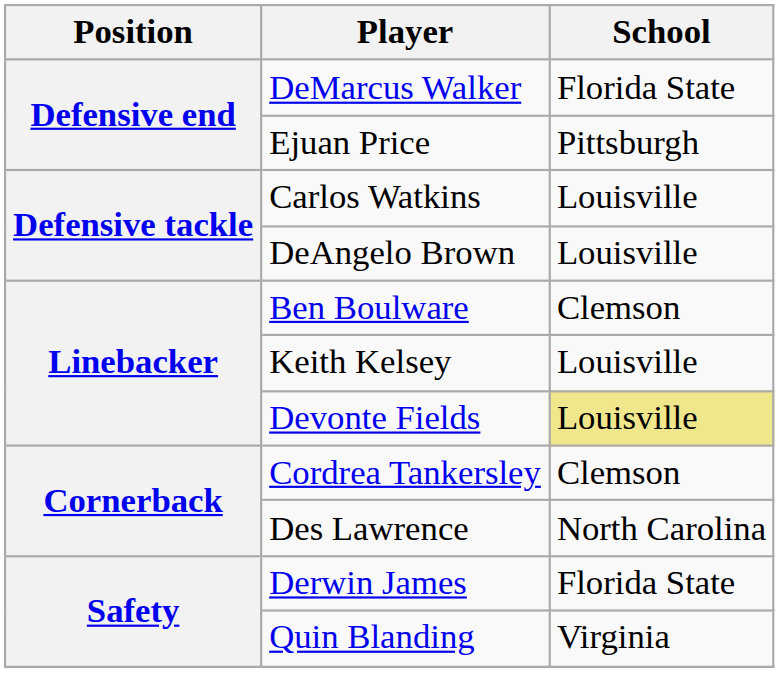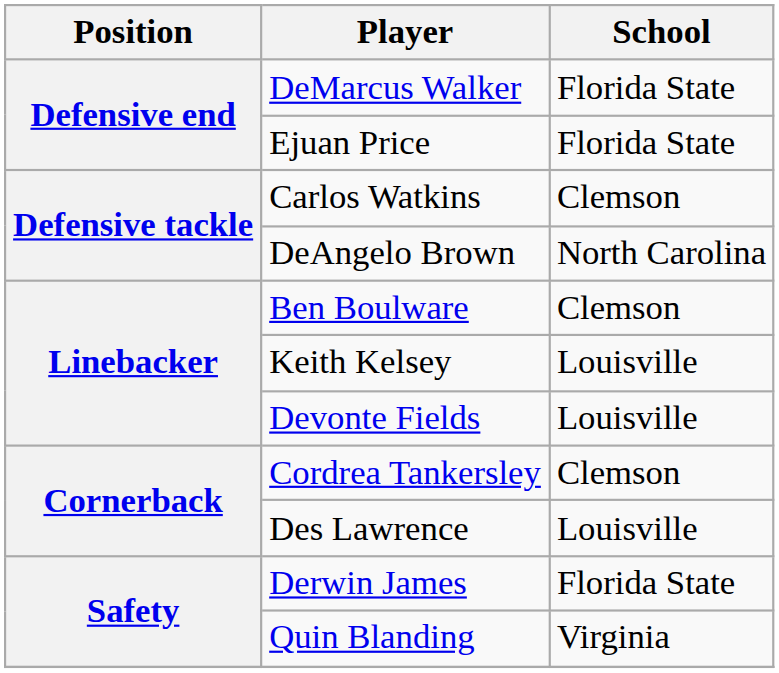(628, 142) Pittsburgh -> (646, 142) Florida State
(627, 197) Louisville -> (619, 197) Clemson
(627, 252) Louisville -> (661, 252) North Carolina
(627, 417) khaki background -> (627, 417) no background
(661, 527) North Carolina -> (627, 527) Louisville
